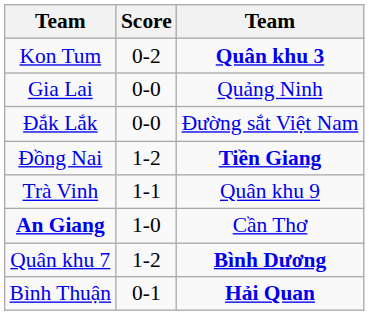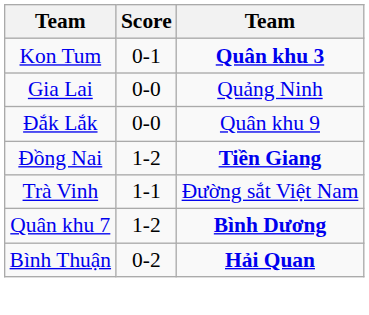(146, 55) 0-2 -> (146, 55) 0-1
(270, 123) Đường sắt Việt Nam -> (270, 123) Quân khu 9
(270, 191) Quân khu 9 -> (270, 191) Đường sắt Việt Nam
- row: (60, 225)
(146, 293) 0-1 -> (146, 259) 0-2
